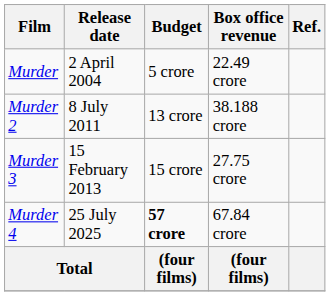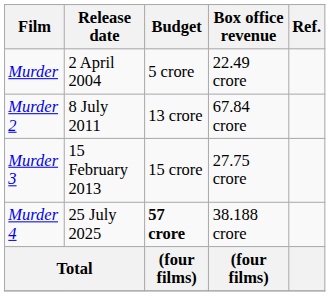(235, 116) 38.188 crore -> (231, 116) 67.84 crore
(231, 224) 67.84 crore -> (235, 224) 38.188 crore
